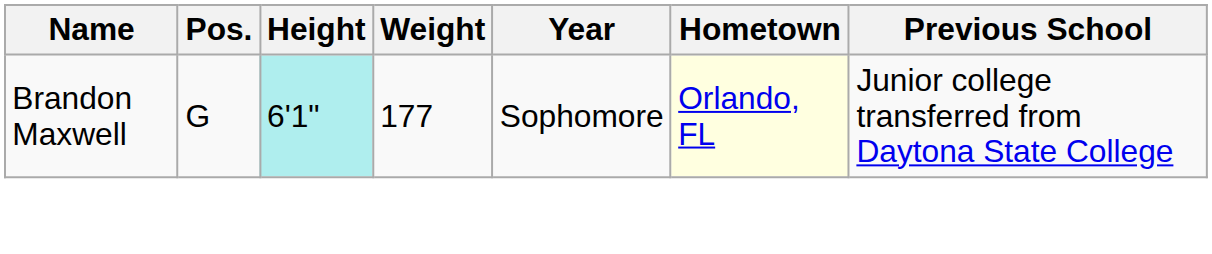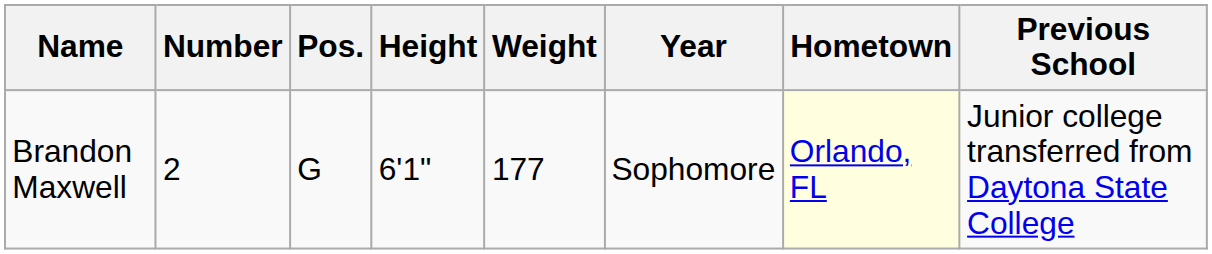+ column: (223, 47)
(293, 115) paleturquoise background -> (405, 168) no background
